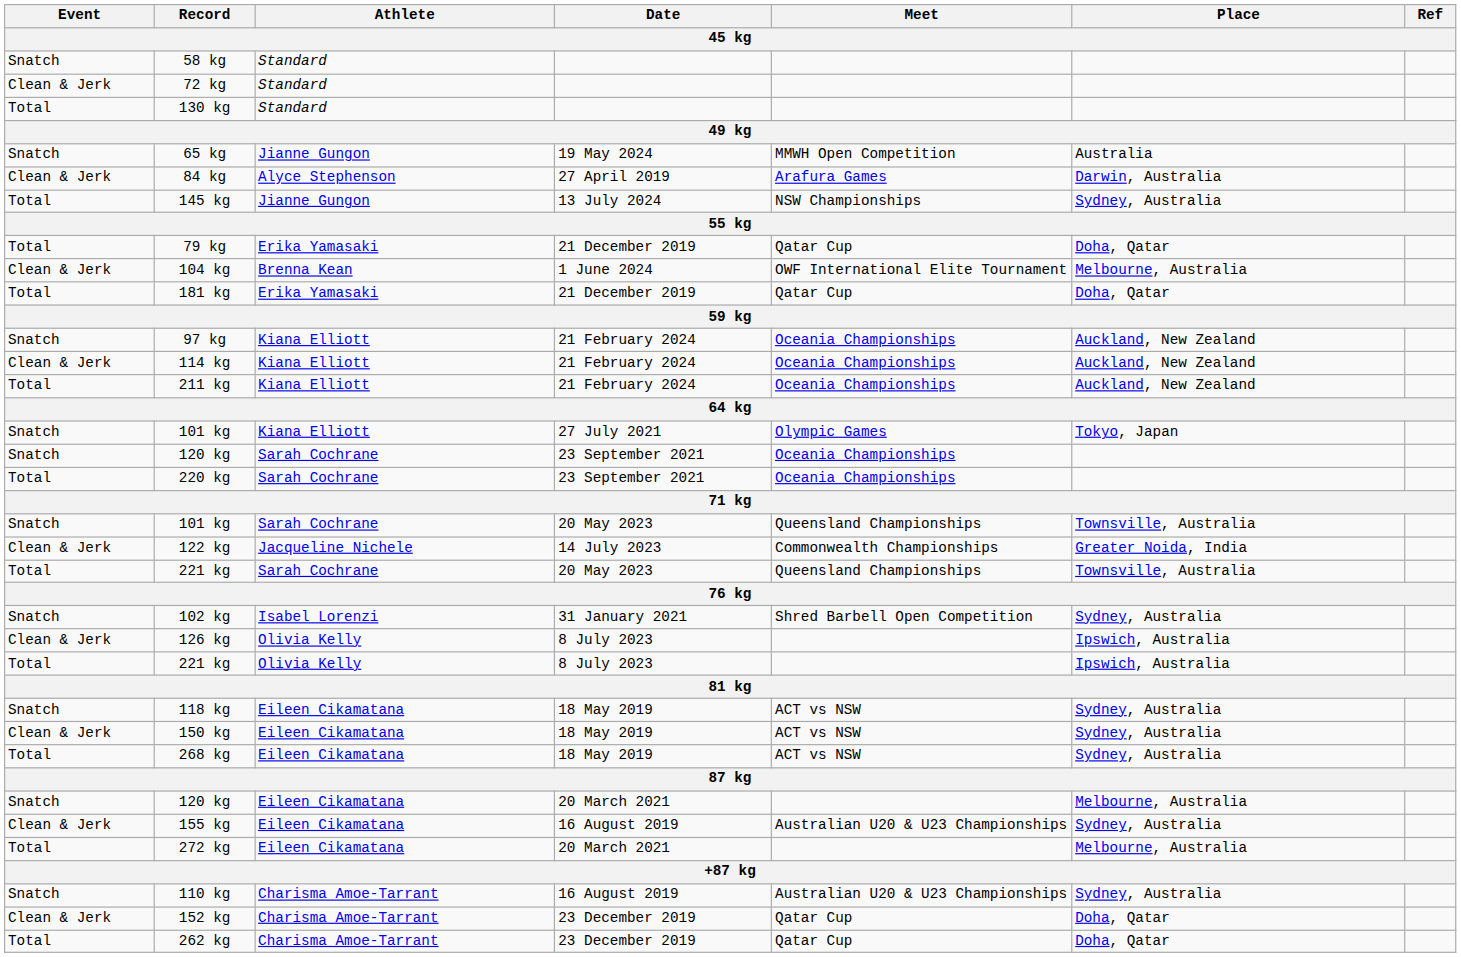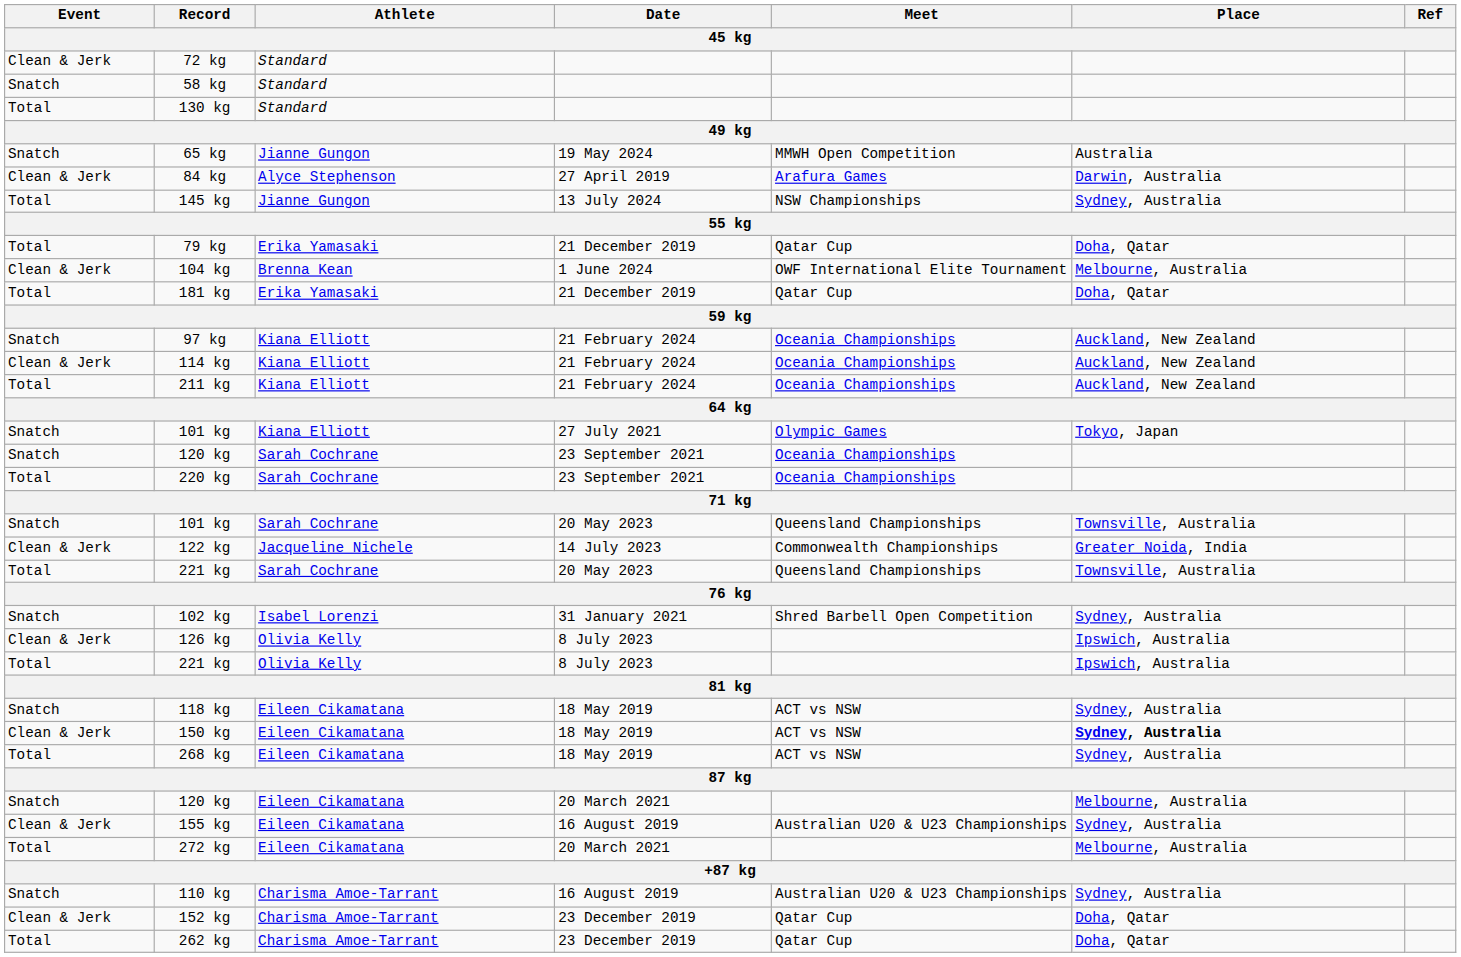rows swapped: (205, 63) <-> (205, 86)
(1148, 733) normal -> (1148, 733) bold
